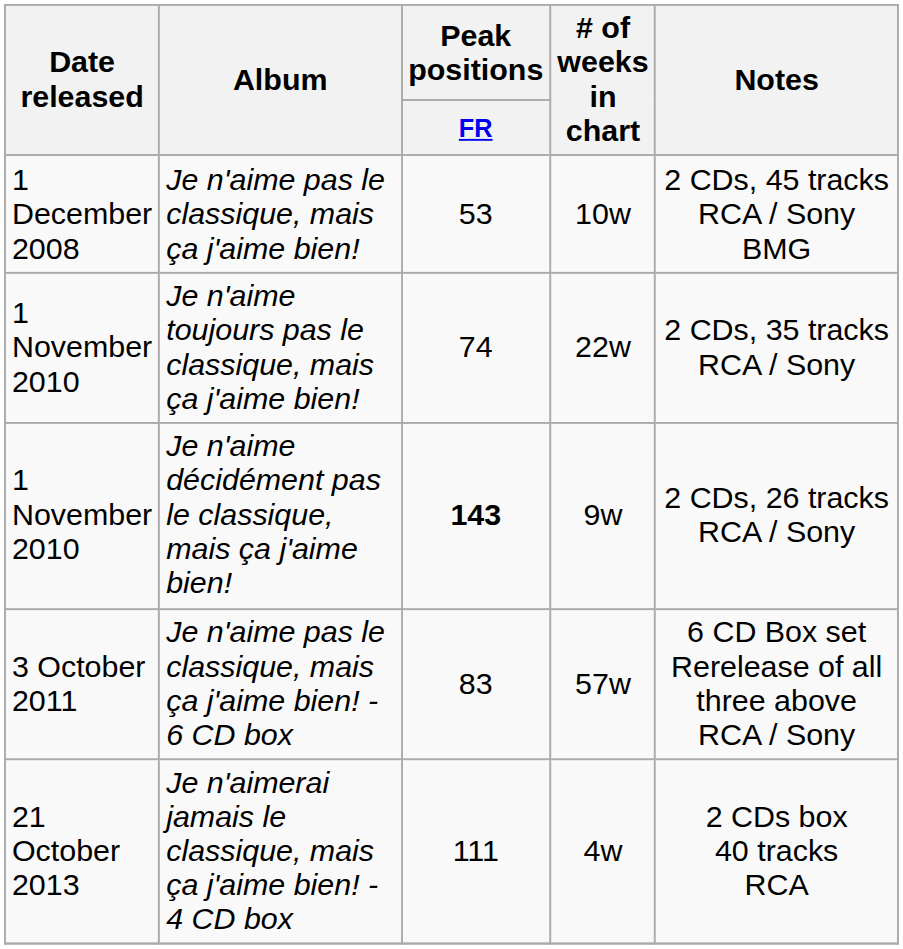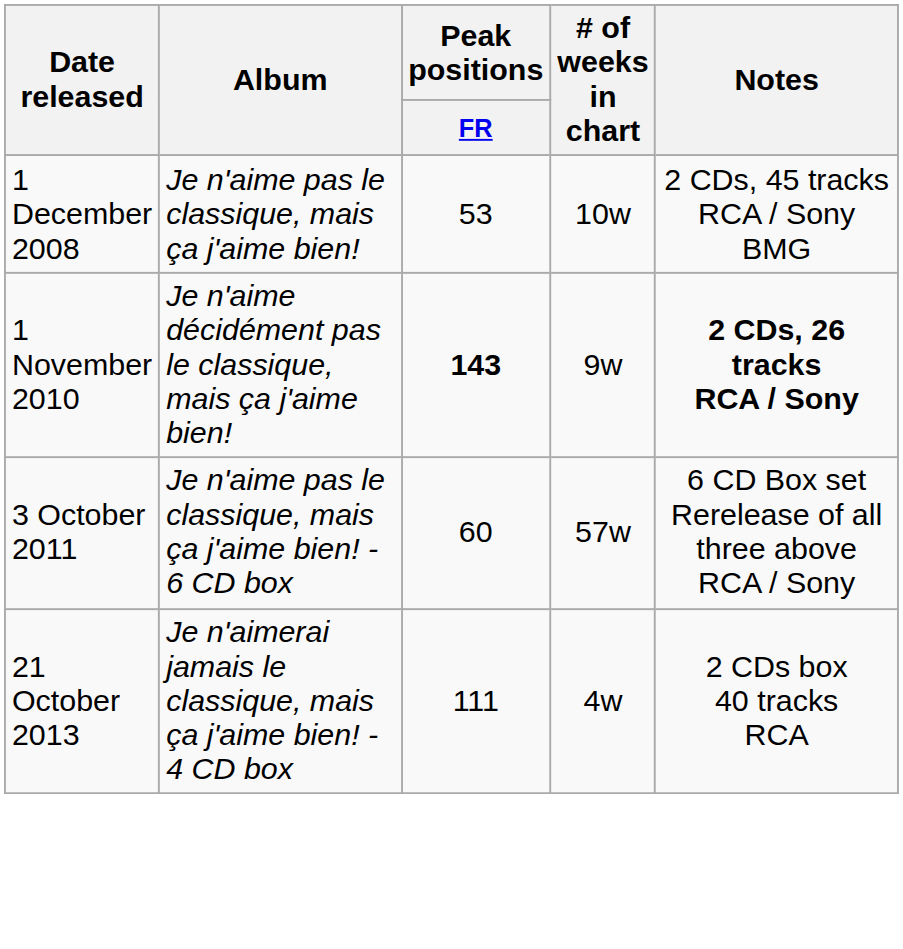- row: (270, 347)
(777, 515) normal -> (777, 364) bold
(476, 683) 83 -> (476, 532) 60
